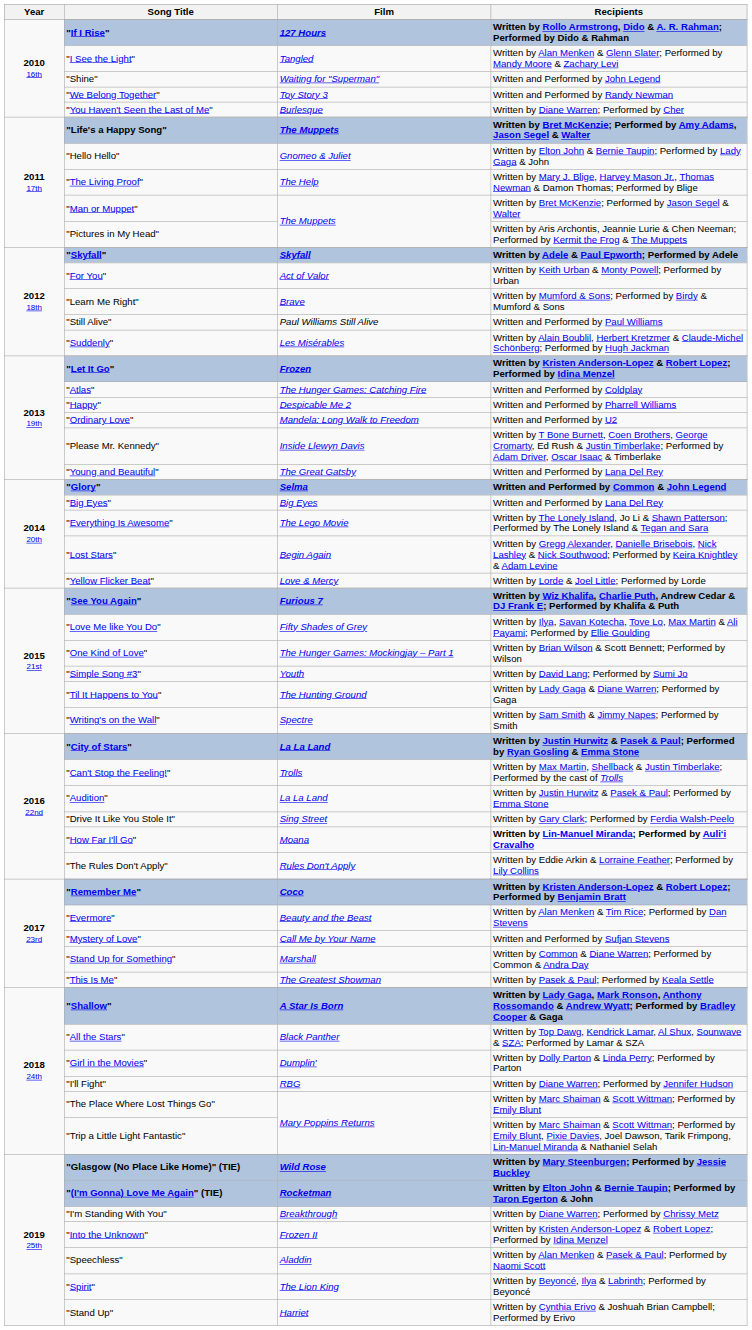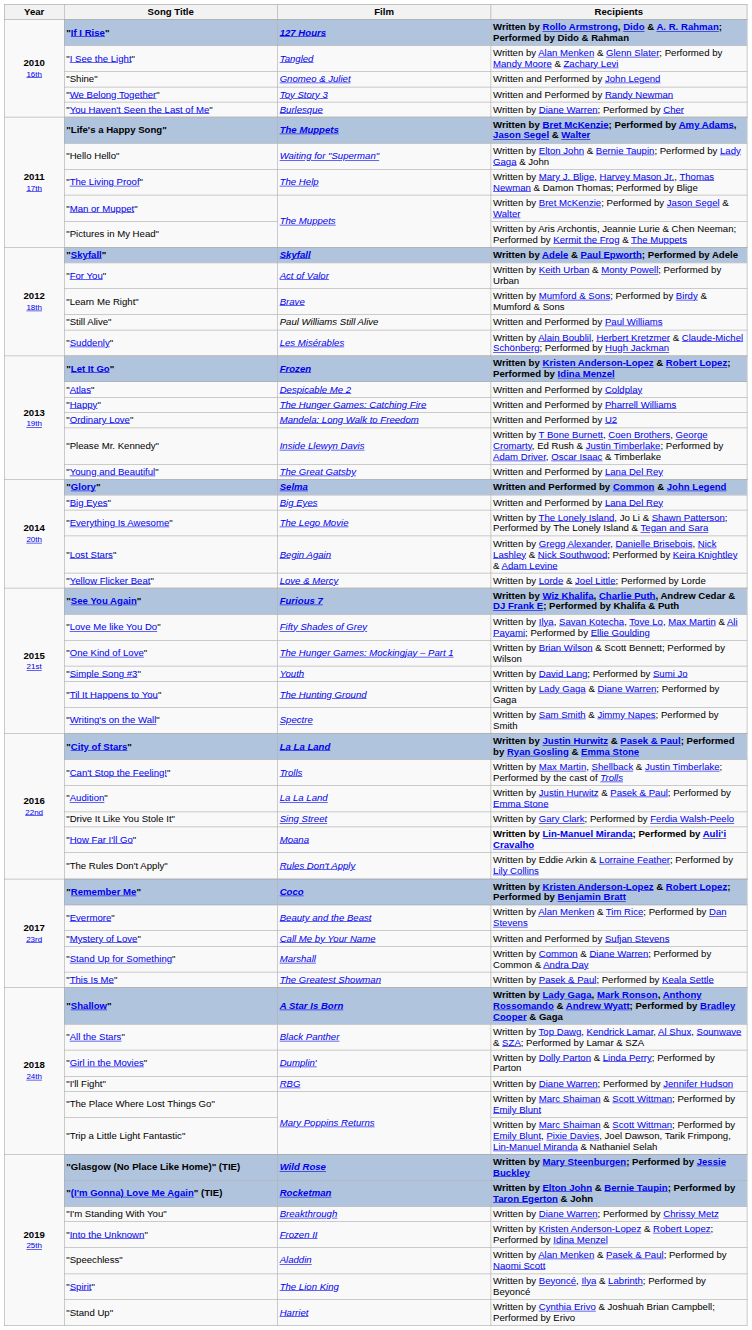(329, 79) Waiting for "Superman" -> (315, 79) Gnomeo & Juliet
(315, 156) Gnomeo & Juliet -> (329, 156) Waiting for "Superman"
(353, 389) The Hunger Games: Catching Fire -> (315, 389) Despicable Me 2
(315, 404) Despicable Me 2 -> (353, 404) The Hunger Games: Catching Fire
